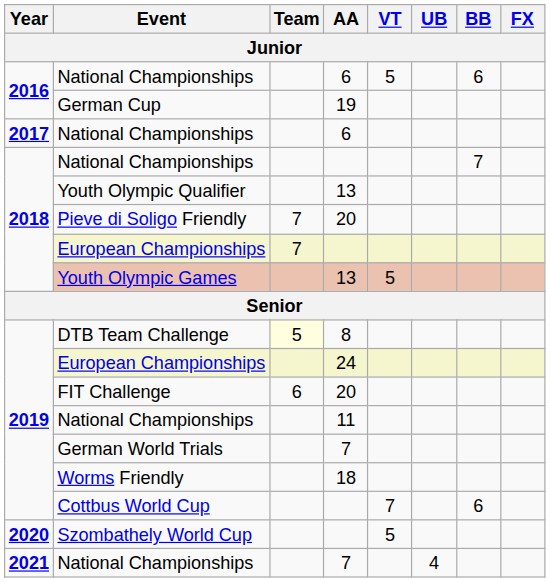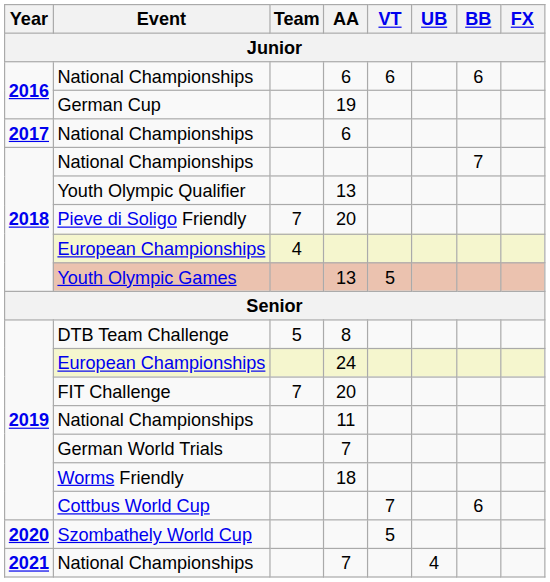(390, 76) 5 -> (390, 76) 6
(297, 248) 7 -> (297, 248) 4
(297, 334) lightyellow background -> (297, 334) no background
(297, 391) 6 -> (297, 391) 7
